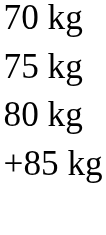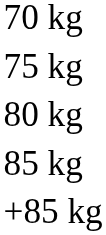+ row: (43, 162)
